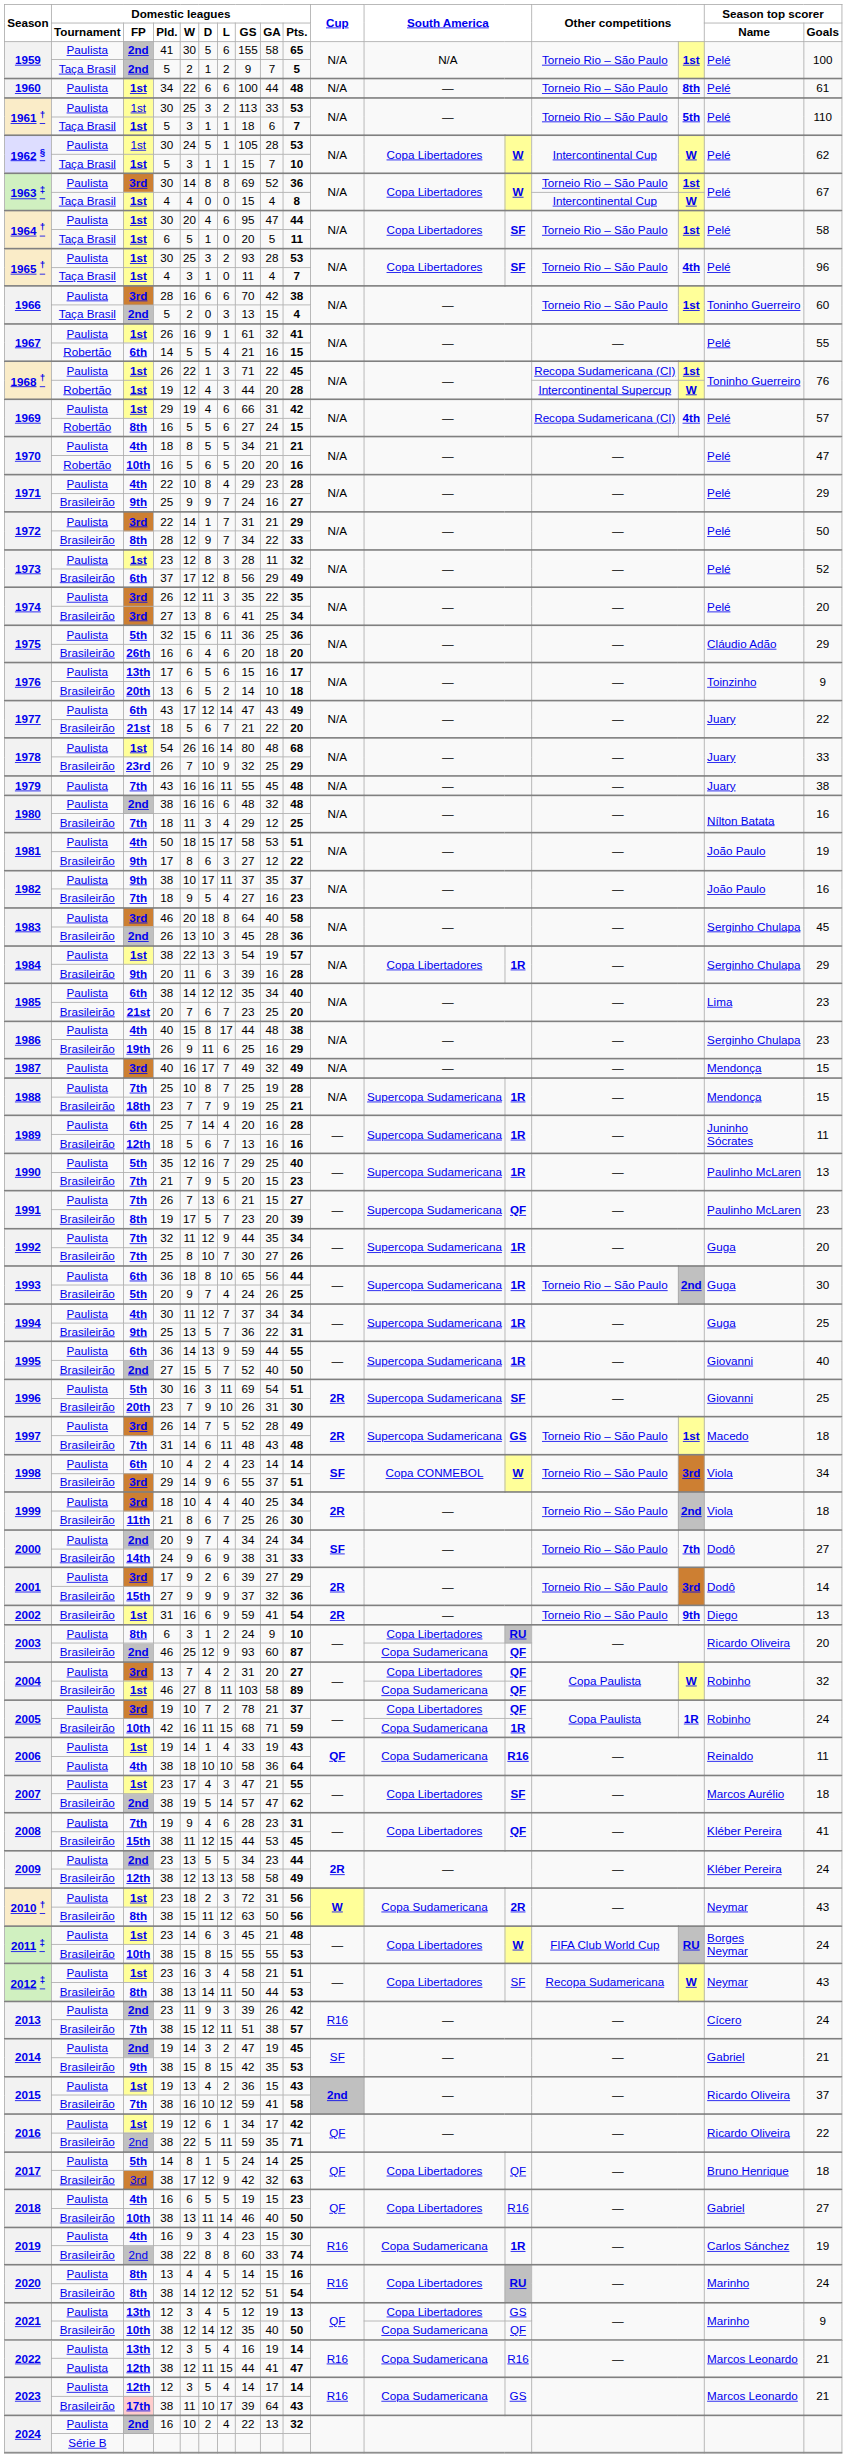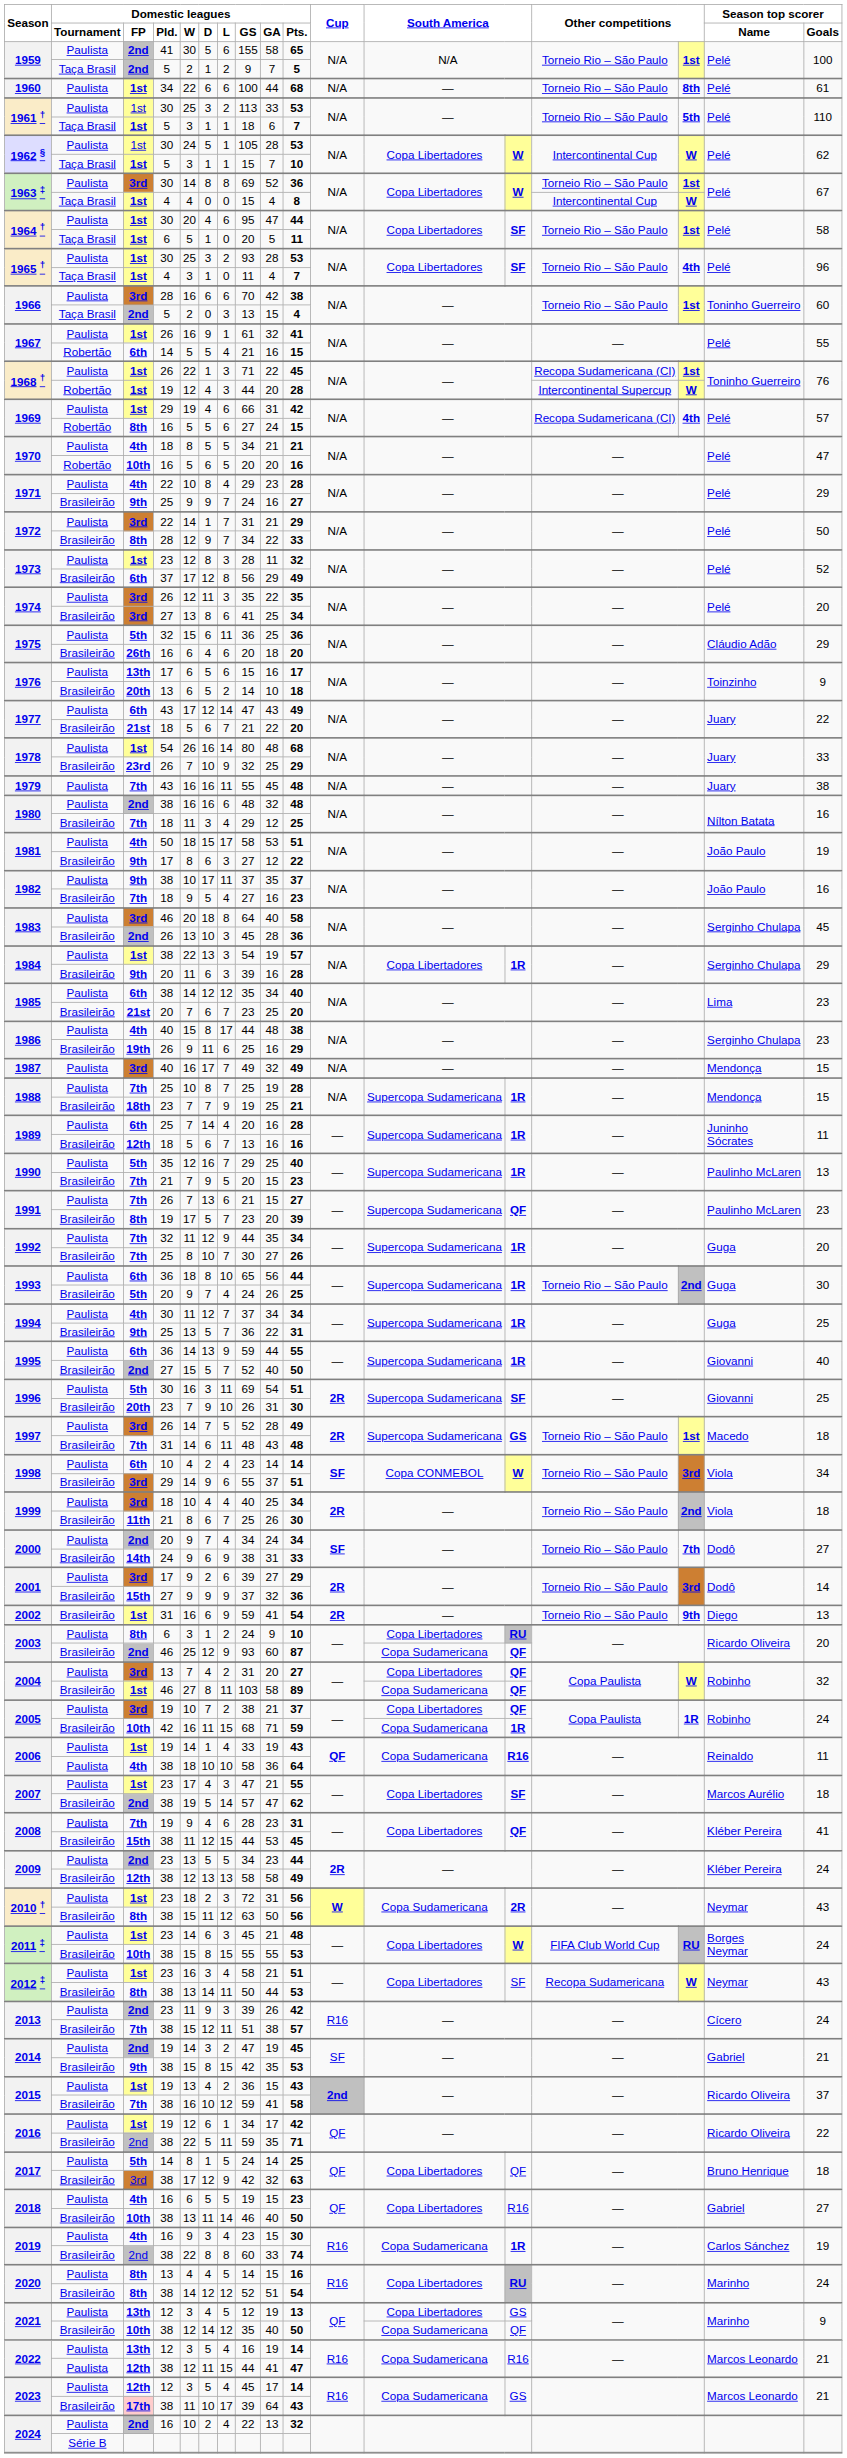(297, 89) 48 -> (297, 89) 68
(248, 1710) 78 -> (248, 1710) 38
(248, 2387) 14 -> (248, 2387) 45
